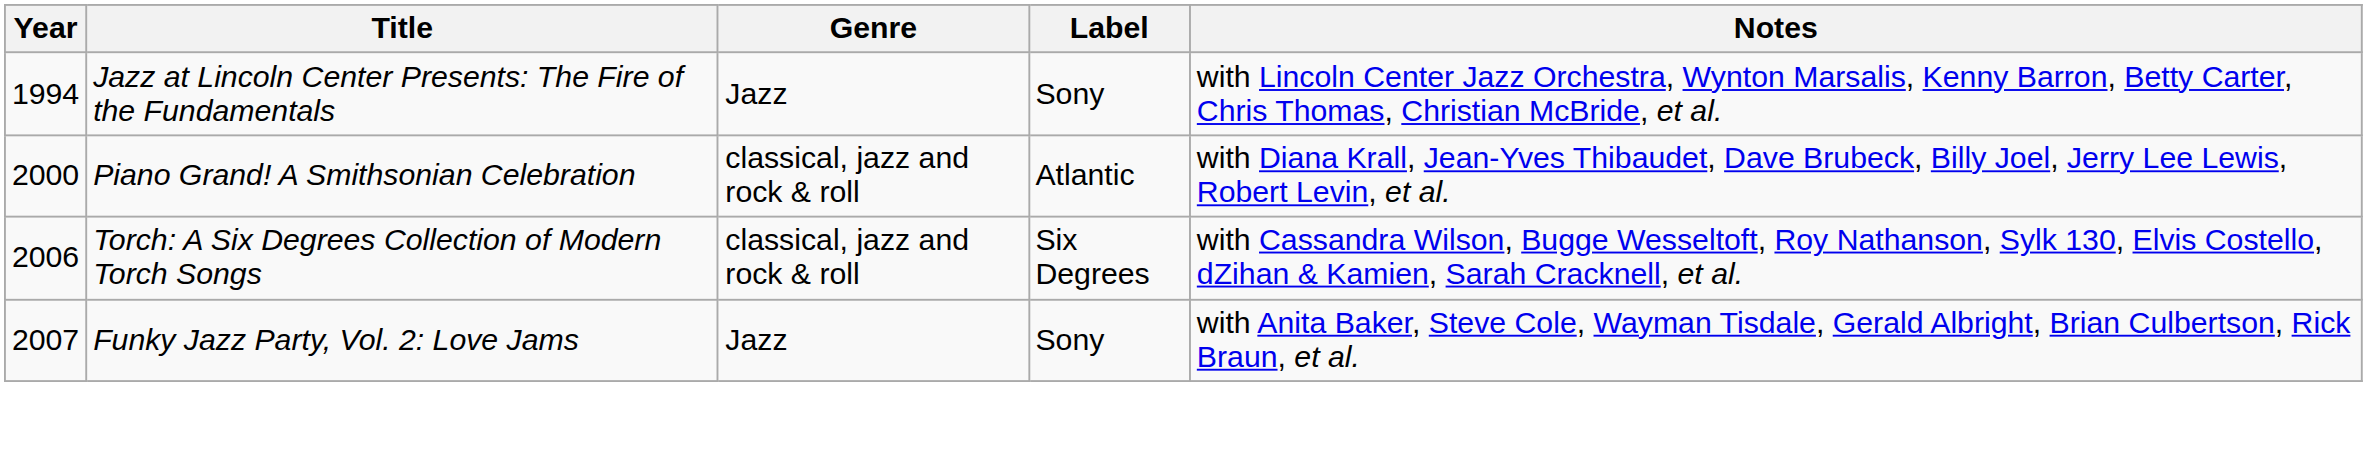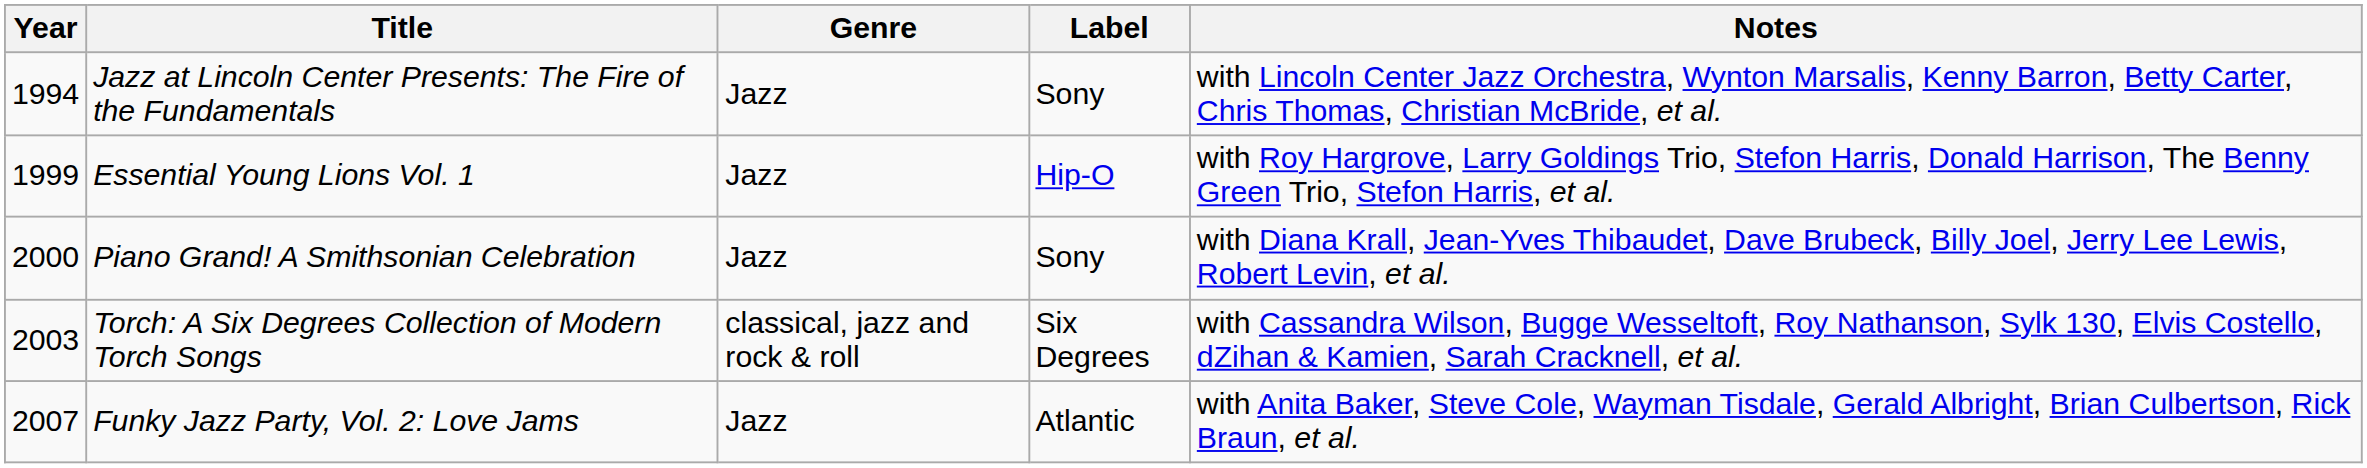+ row: (284, 175)
(847, 175) classical, jazz and rock & roll -> (756, 257) Jazz
(1085, 175) Atlantic -> (1070, 257) Sony
(46, 257) 2006 -> (46, 339) 2003
(1070, 339) Sony -> (1085, 421) Atlantic
